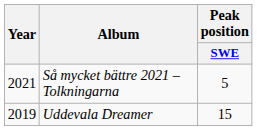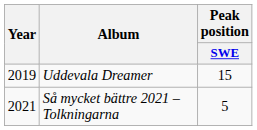rows swapped: (98, 114) <-> (111, 83)
